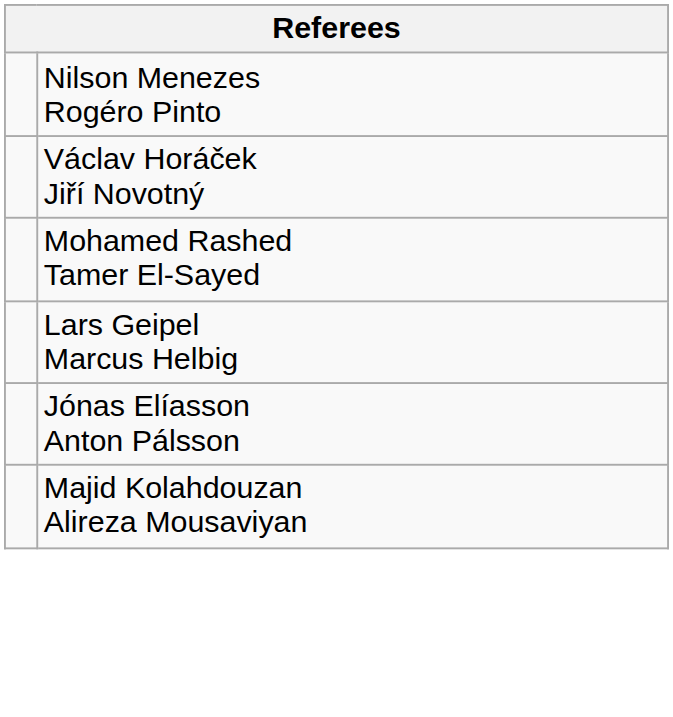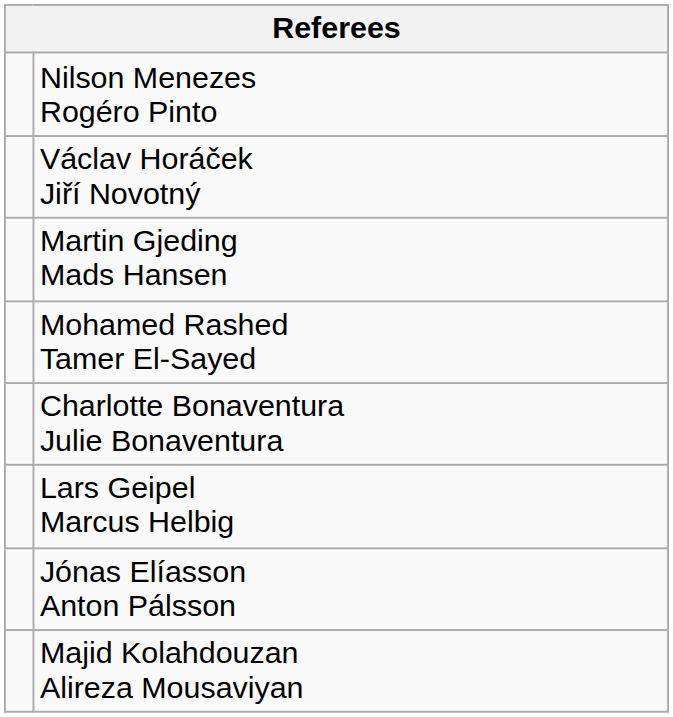+ row: (139, 258)
+ row: (192, 423)
